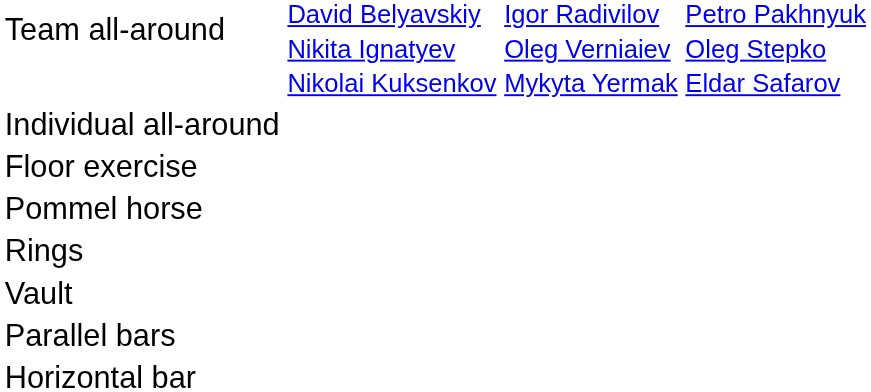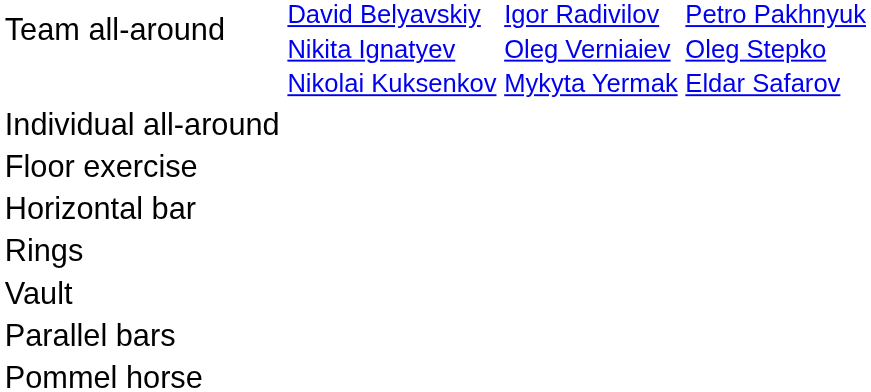rows swapped: (104, 208) <-> (100, 377)
